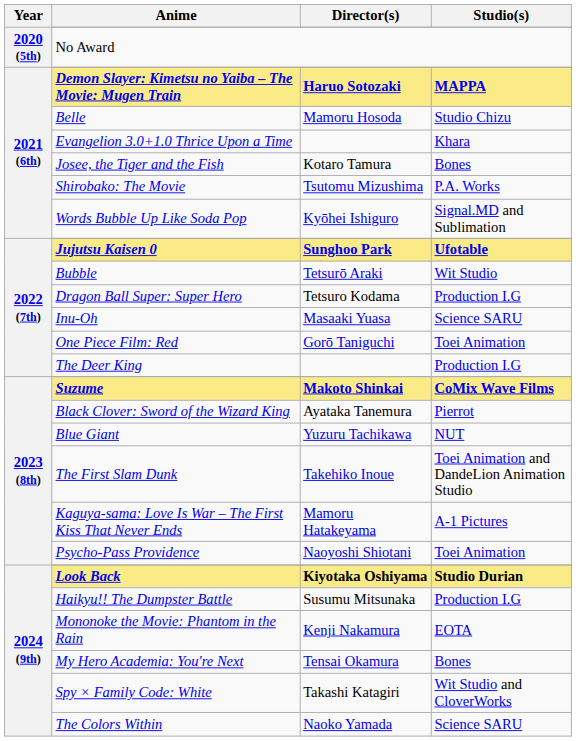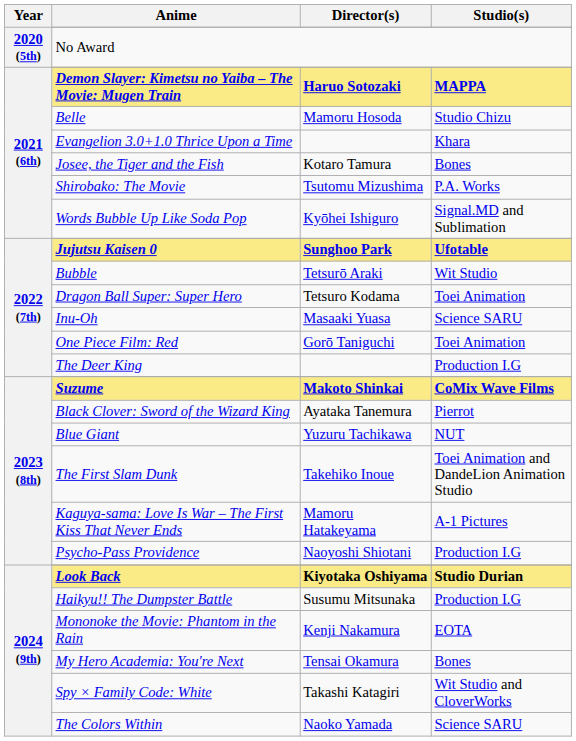(478, 296) Production I.G -> (480, 296) Toei Animation
(480, 553) Toei Animation -> (478, 553) Production I.G
